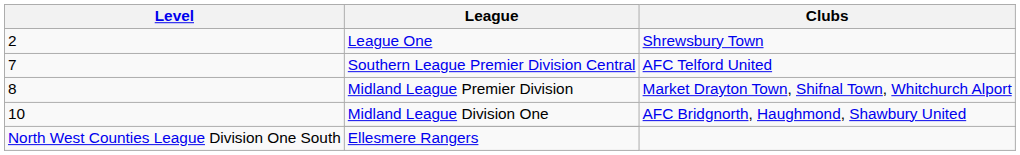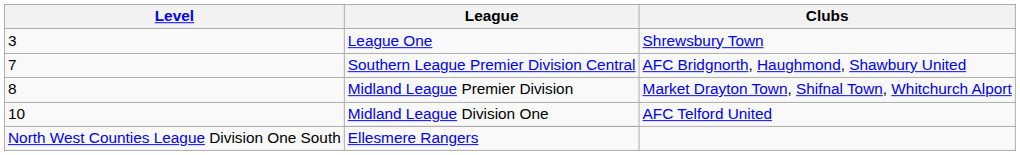(12, 41) 2 -> (12, 41) 3
(707, 65) AFC Telford United -> (804, 65) AFC Bridgnorth, Haughmond, Shawbury United
(804, 114) AFC Bridgnorth, Haughmond, Shawbury United -> (707, 114) AFC Telford United
